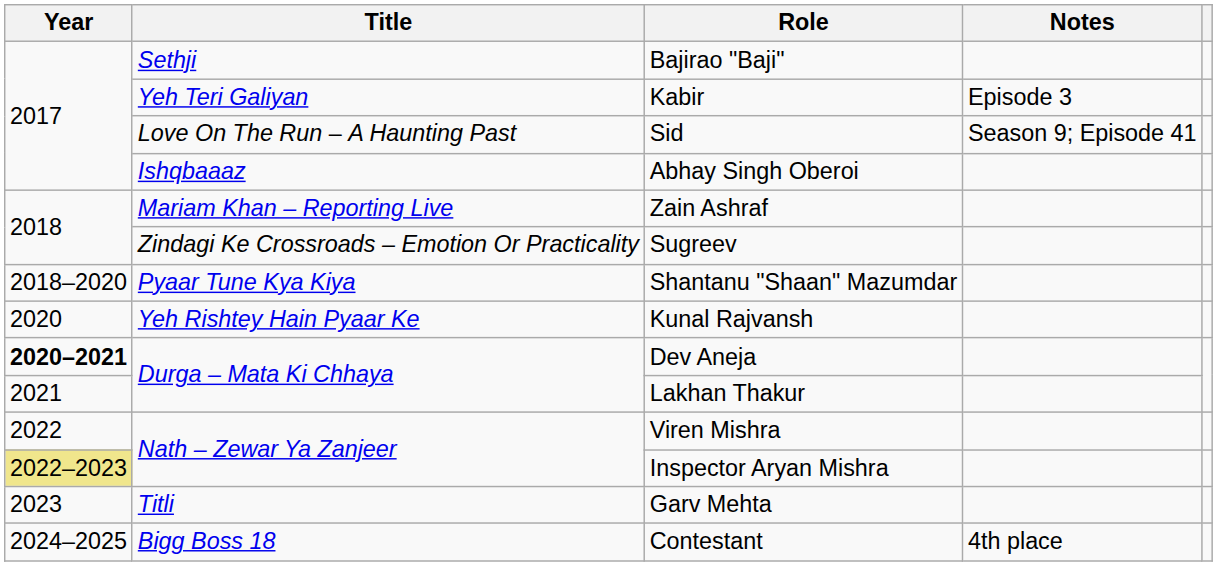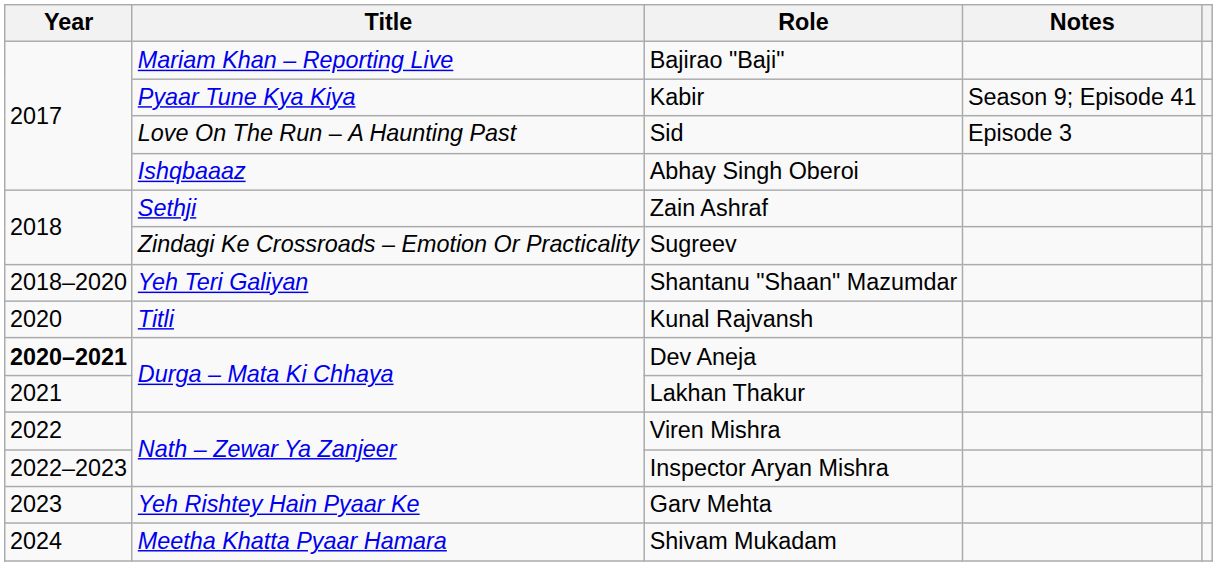(167, 60) Sethji -> (296, 60) Mariam Khan – Reporting Live
(223, 97) Yeh Teri Galiyan -> (247, 97) Pyaar Tune Kya Kiya
(1020, 97) Episode 3 -> (1082, 97) Season 9; Episode 41
(1082, 134) Season 9; Episode 41 -> (1020, 134) Episode 3
(296, 208) Mariam Khan – Reporting Live -> (167, 208) Sethji
(247, 282) Pyaar Tune Kya Kiya -> (223, 282) Yeh Teri Galiyan
(279, 319) Yeh Rishtey Hain Pyaar Ke -> (156, 319) Titli
(69, 467) khaki background -> (69, 467) no background
(156, 504) Titli -> (279, 504) Yeh Rishtey Hain Pyaar Ke
+ row: (743, 541)
- row: (706, 541)
